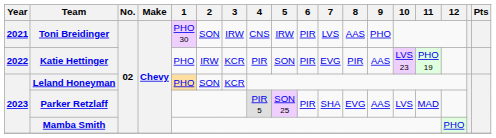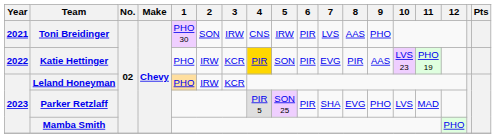(259, 61) no background -> (259, 61) gold background
(209, 82) SON -> (209, 82) IRW
(381, 104) AAS -> (381, 104) PHO
